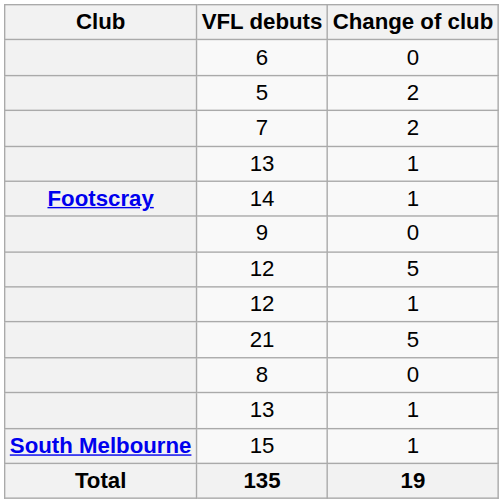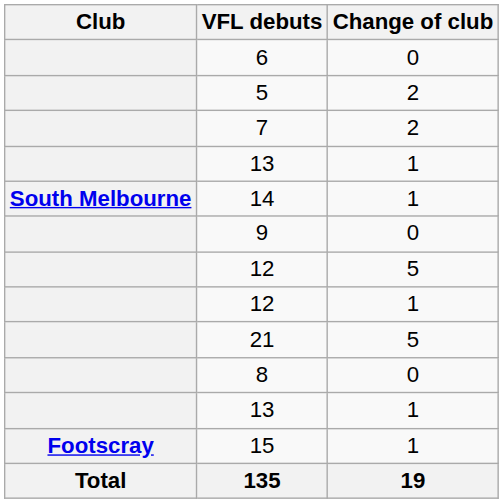(101, 198) Footscray -> (101, 198) South Melbourne
(101, 445) South Melbourne -> (101, 445) Footscray
